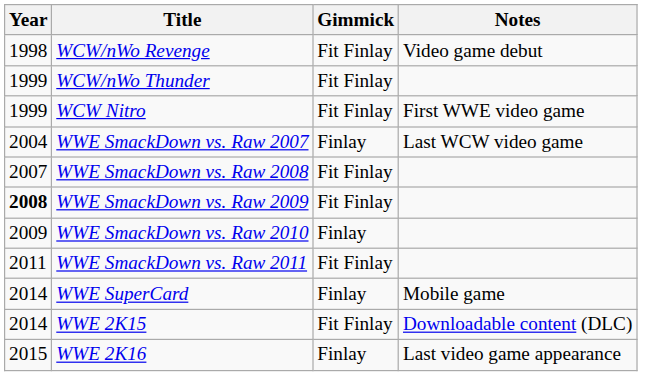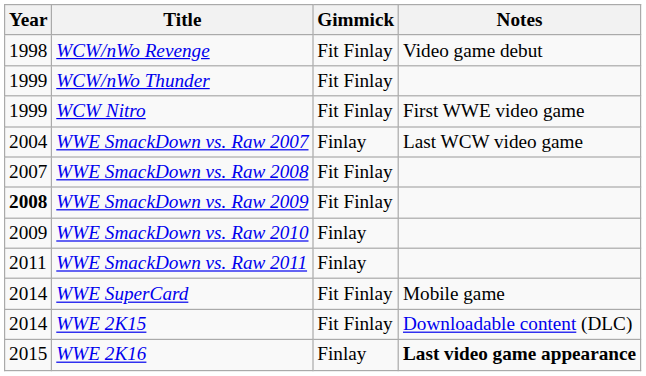(355, 263) Fit Finlay -> (342, 263) Finlay
(342, 293) Finlay -> (355, 293) Fit Finlay
(512, 354) normal -> (520, 354) bold
